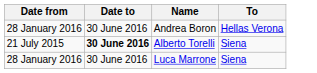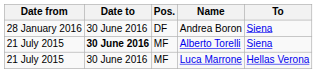+ column: (164, 12)
(252, 28) Hellas Verona -> (259, 28) Siena
(44, 60) 28 January 2016 -> (35, 60) 21 July 2015
(234, 60) Siena -> (278, 60) Hellas Verona
